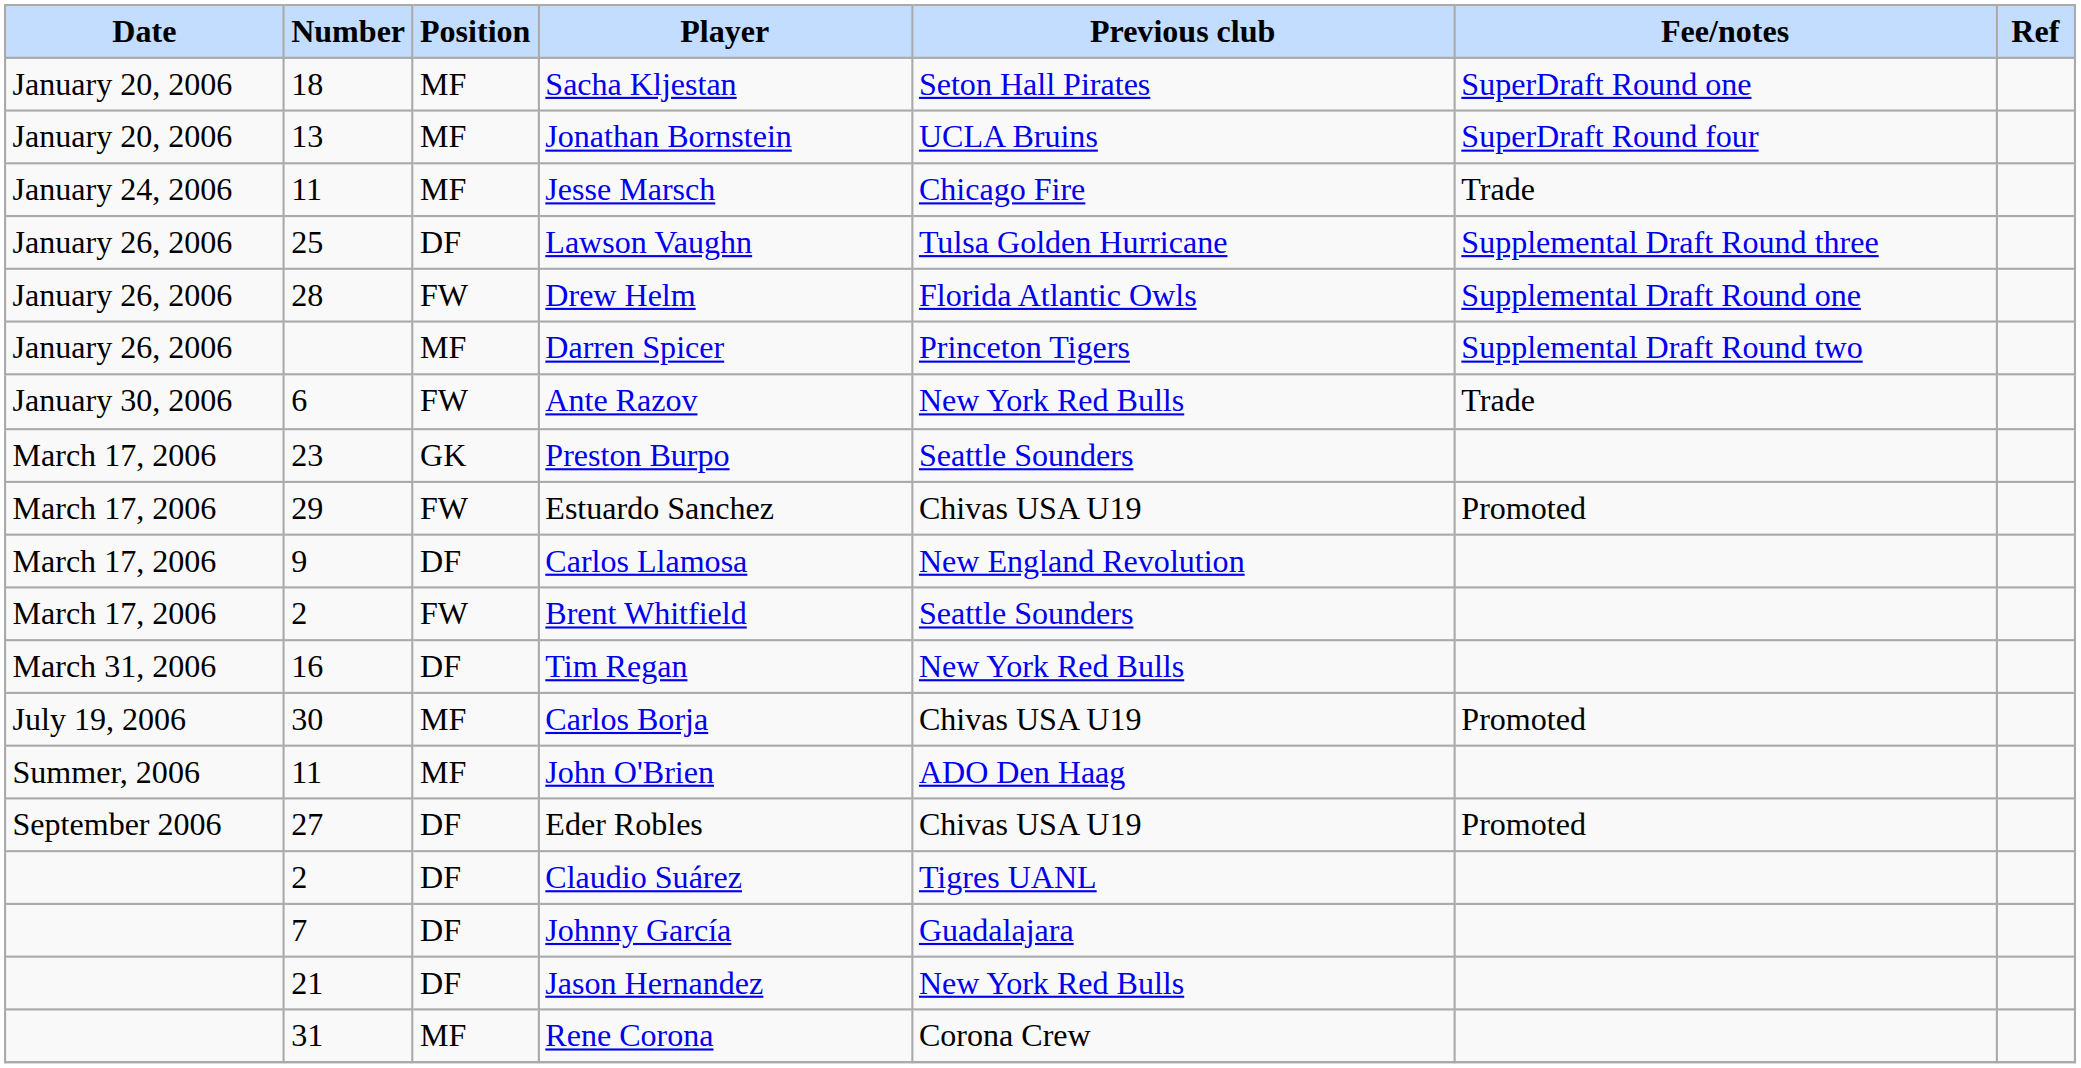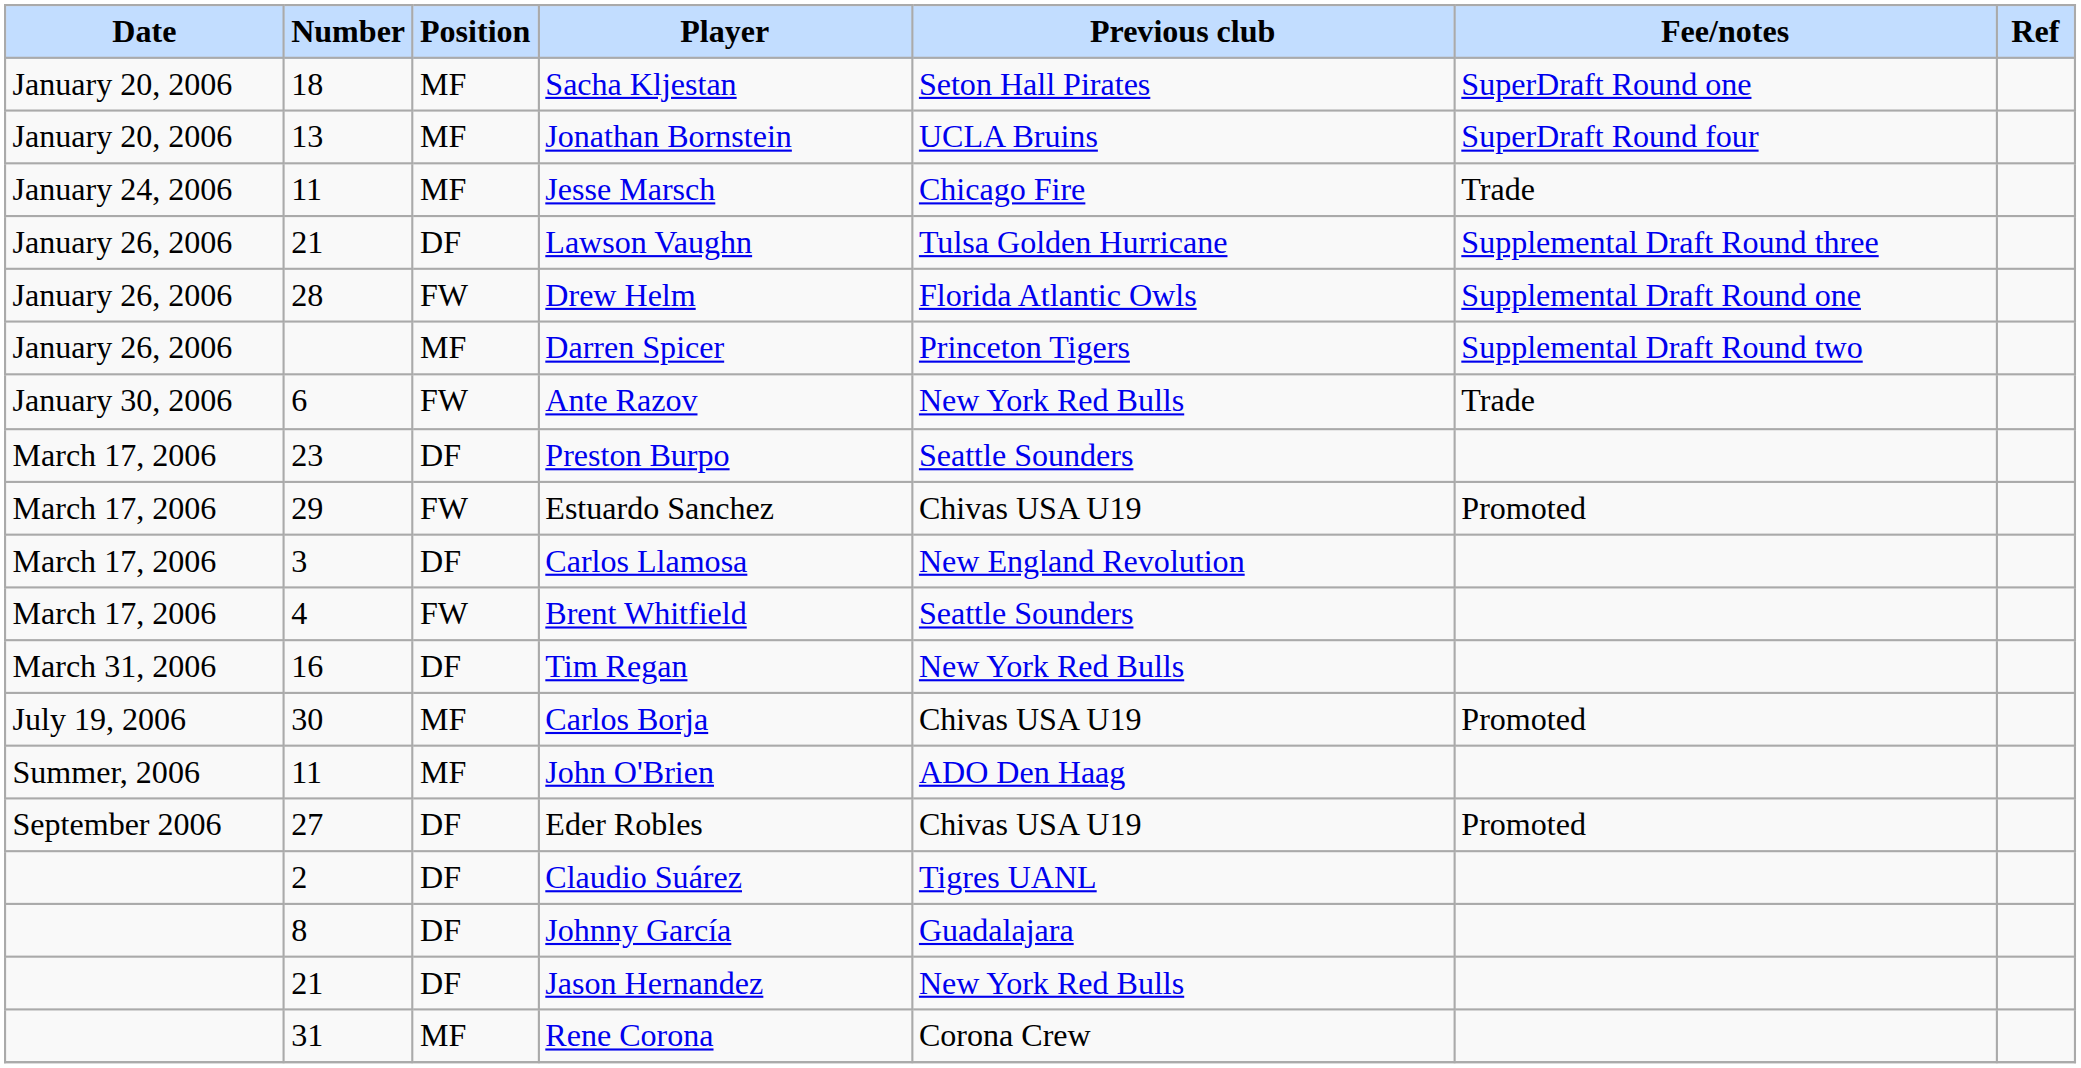(307, 242) 25 -> (307, 242) 21
(443, 454) GK -> (440, 454) DF
(299, 559) 9 -> (299, 559) 3
(299, 612) 2 -> (299, 612) 4
(299, 930) 7 -> (299, 930) 8
